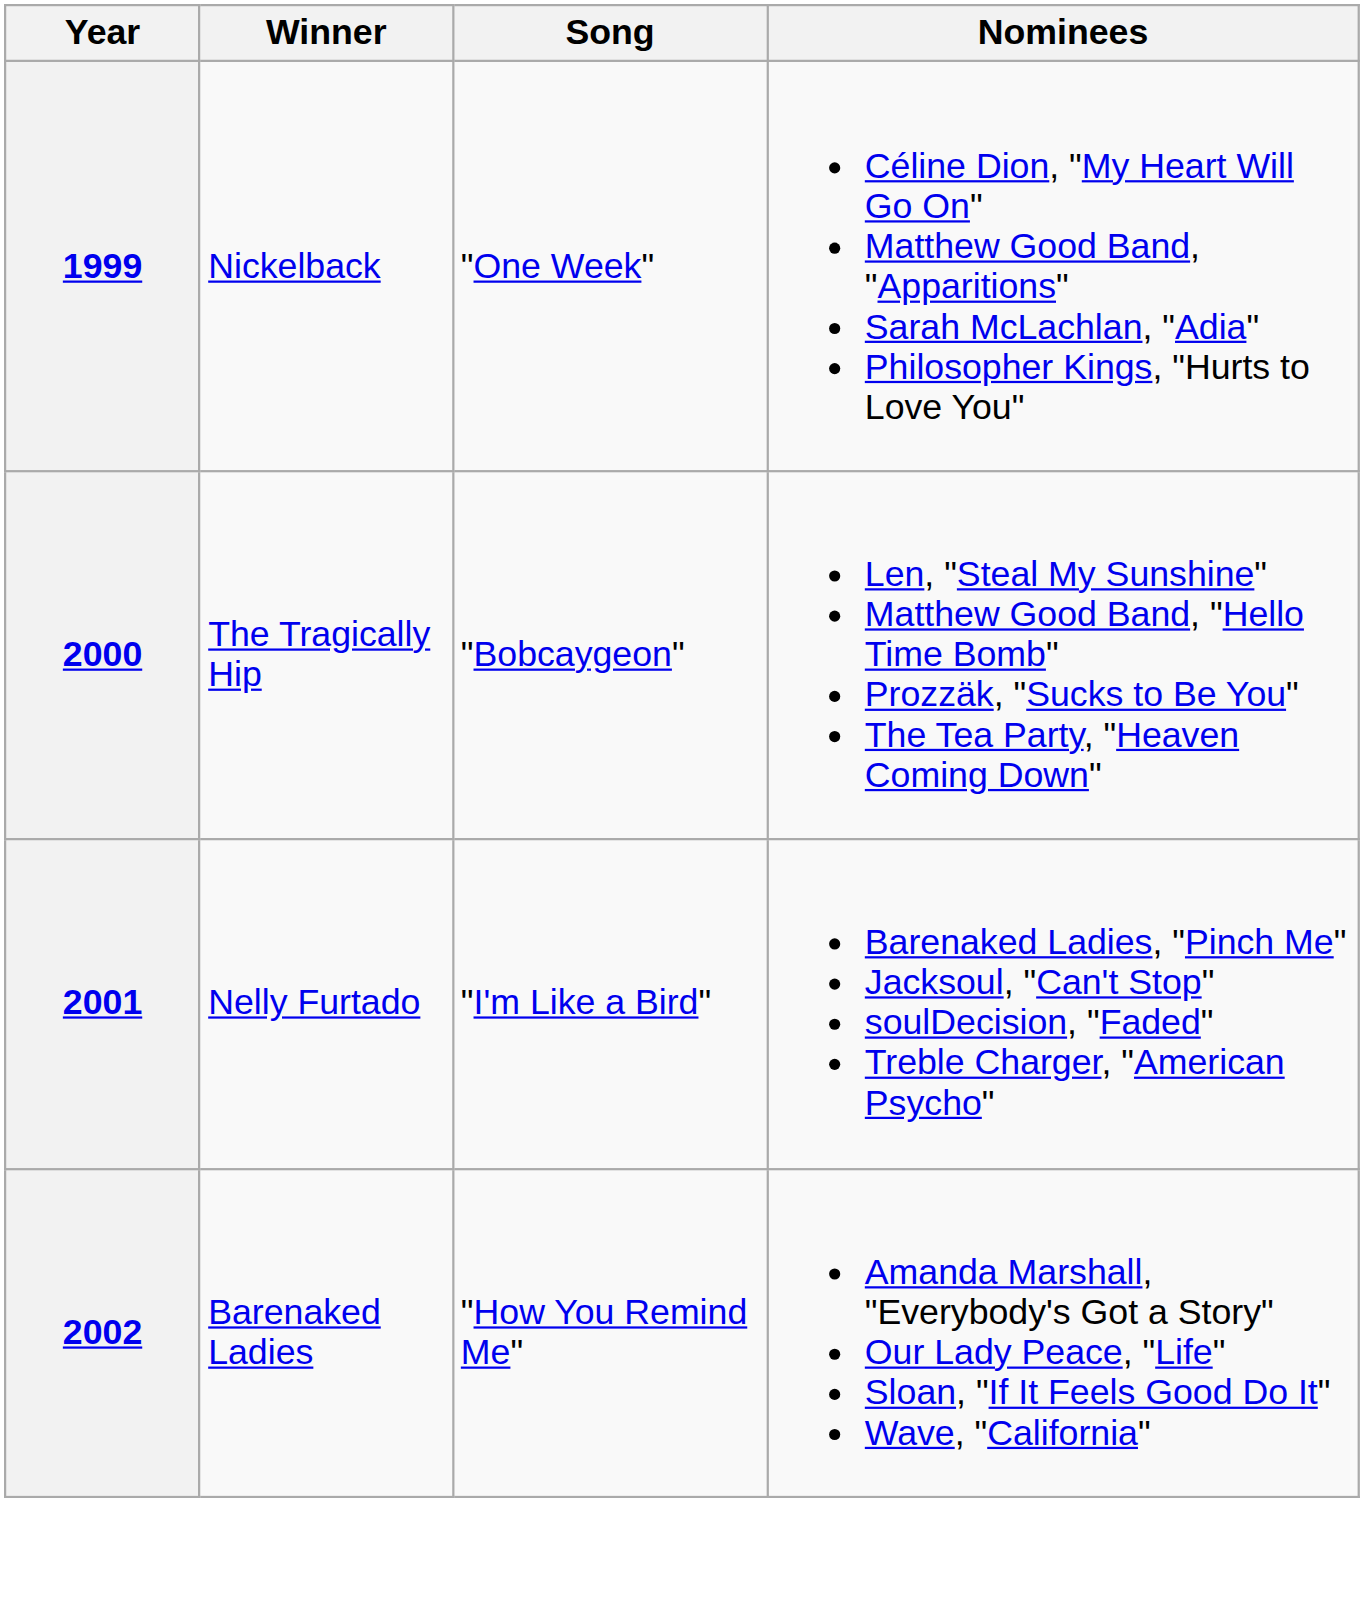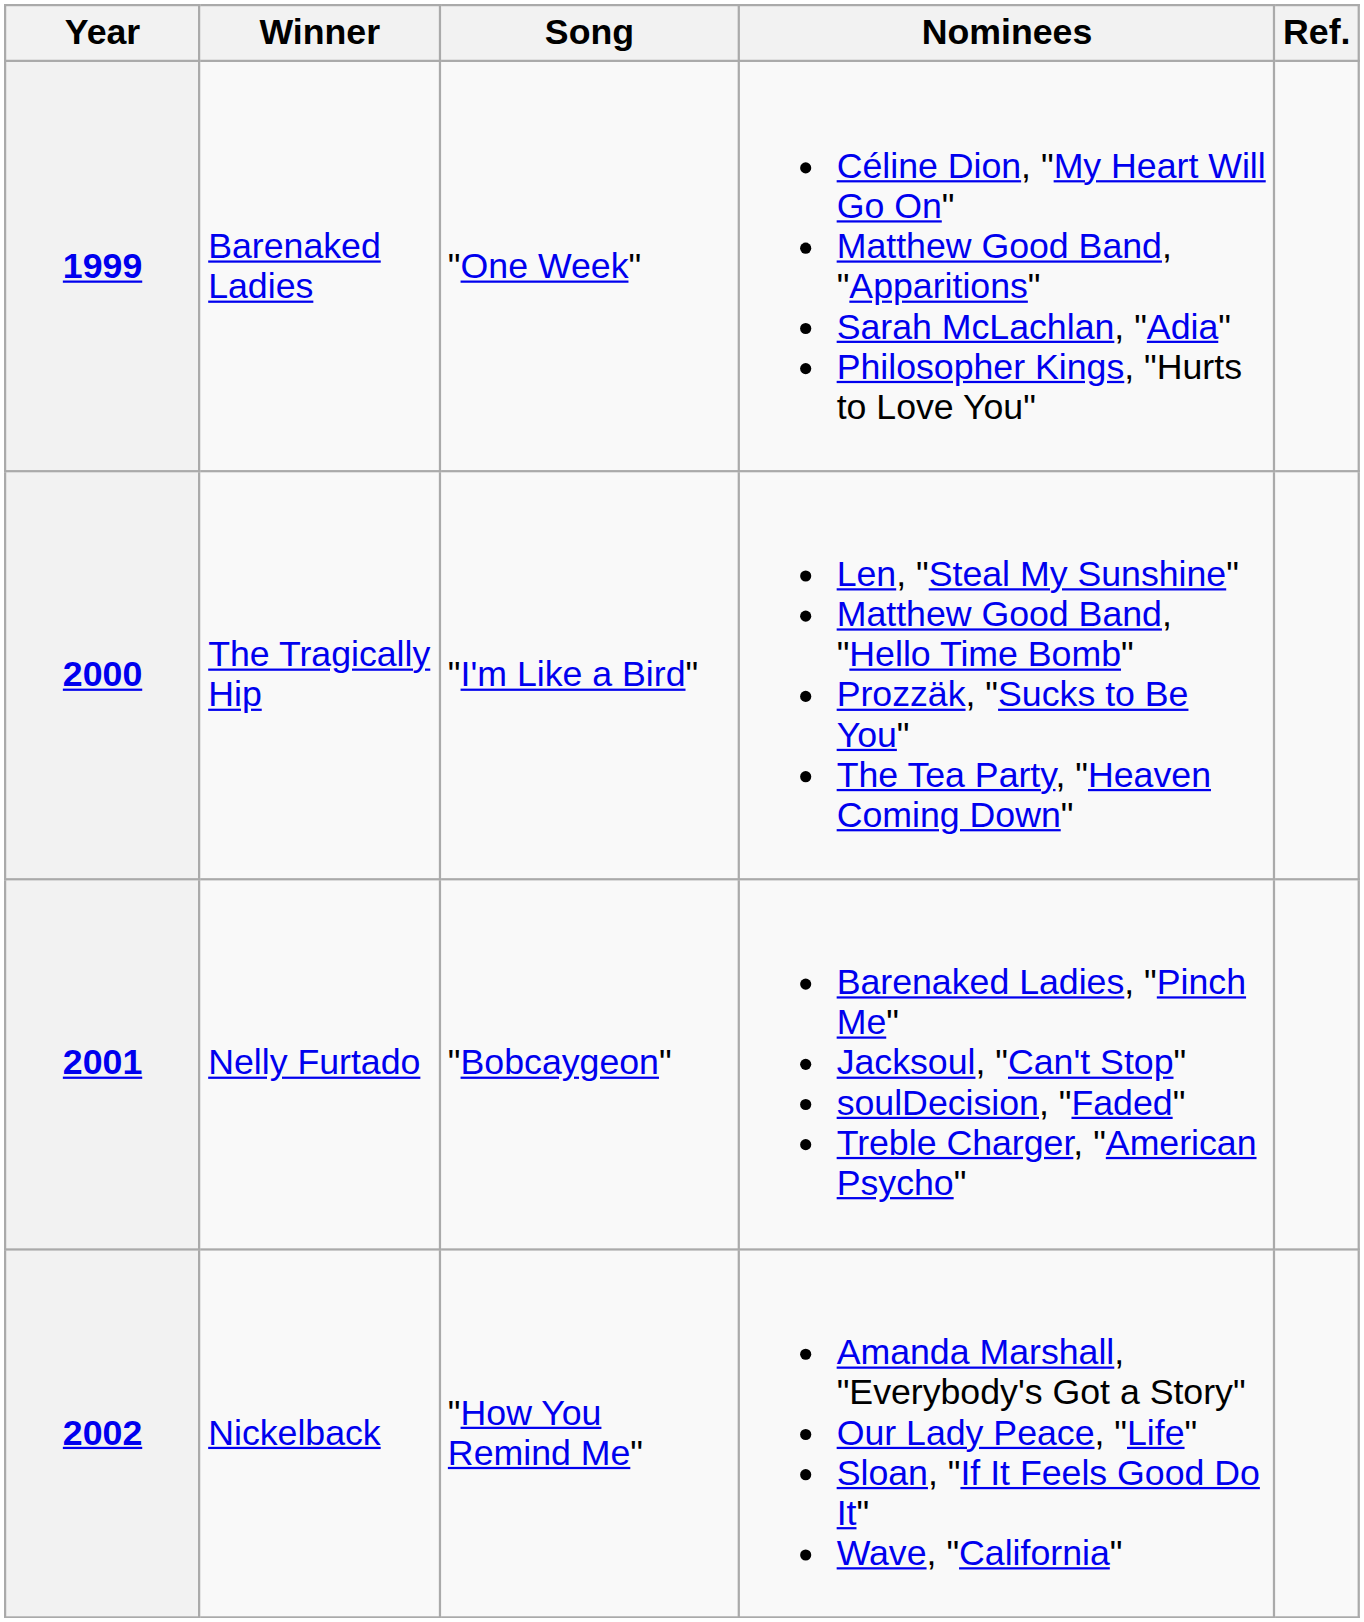+ column: (1317, 32)
(294, 265) Nickelback -> (294, 265) Barenaked Ladies
(573, 654) "Bobcaygeon" -> (573, 674) "I'm Like a Bird"
(586, 1003) "I'm Like a Bird" -> (560, 1063) "Bobcaygeon"
(294, 1331) Barenaked Ladies -> (294, 1432) Nickelback
